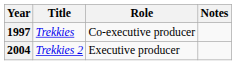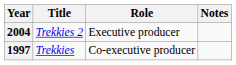rows swapped: (19, 32) <-> (19, 50)
